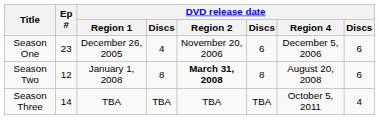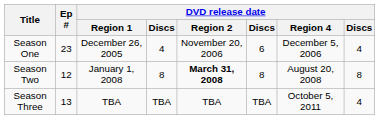(359, 48) 6 -> (359, 48) 4
(359, 75) 6 -> (359, 75) 8
(66, 101) 14 -> (66, 101) 13
